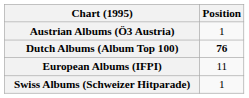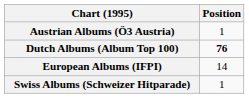(222, 66) 11 -> (222, 66) 14
